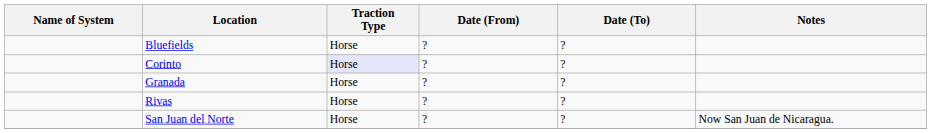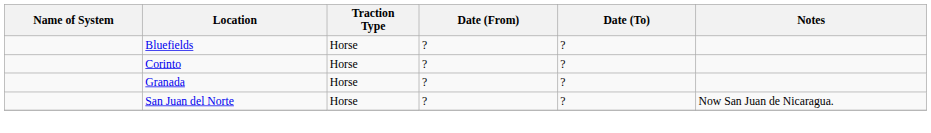(344, 63) lavender background -> (344, 63) no background
- row: (159, 100)
